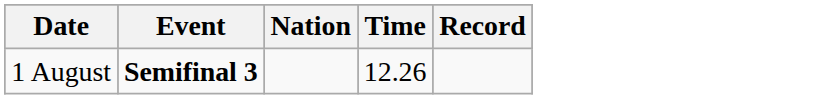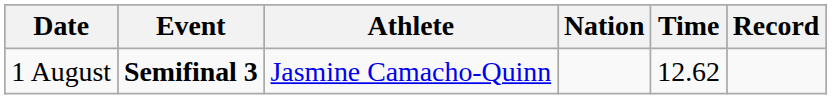+ column: (411, 26)
(395, 70) 12.26 -> (689, 70) 12.62
